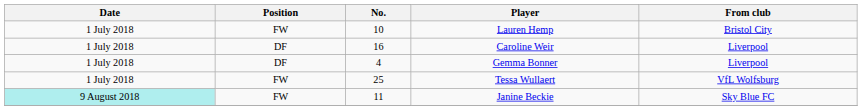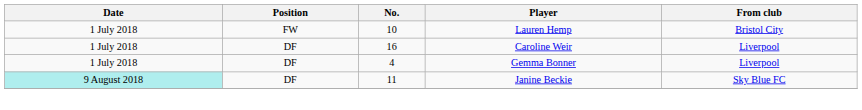- row: (525, 79)
(281, 96) FW -> (290, 79) DF
